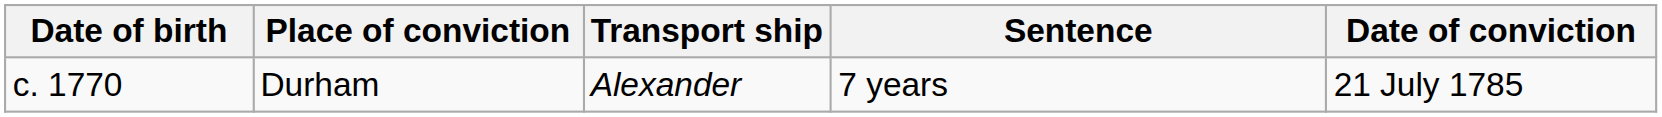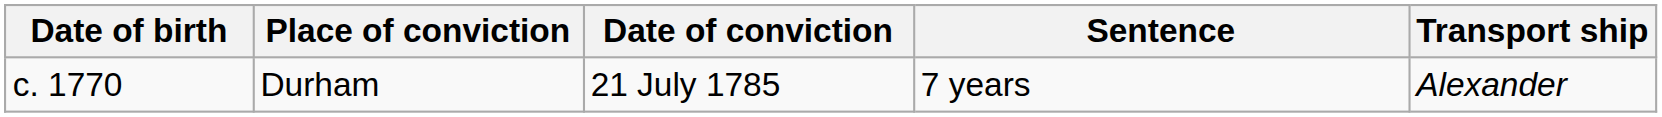columns swapped: (1491, 31) <-> (707, 31)
